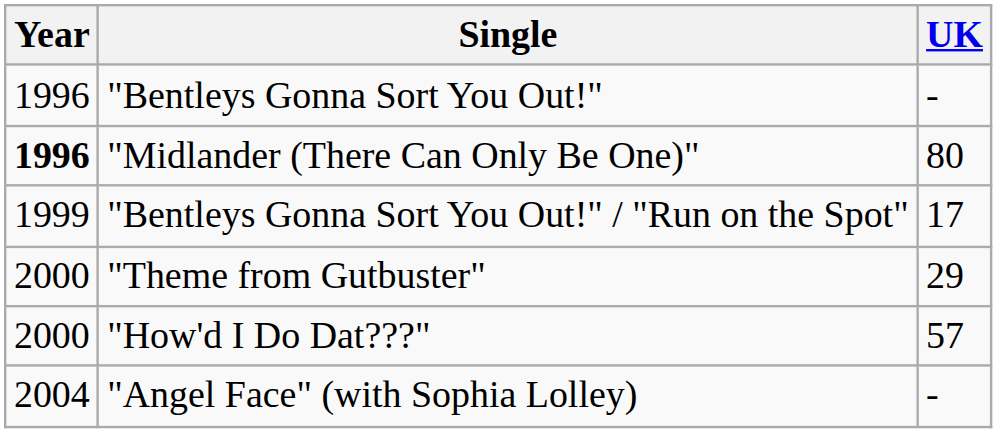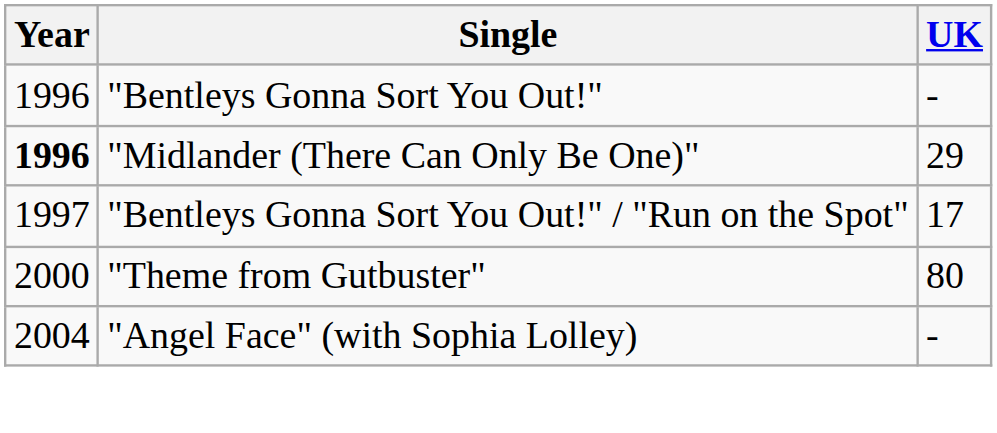(945, 154) 80 -> (945, 154) 29
(52, 214) 1999 -> (52, 214) 1997
(945, 275) 29 -> (945, 275) 80
- row: (269, 335)
